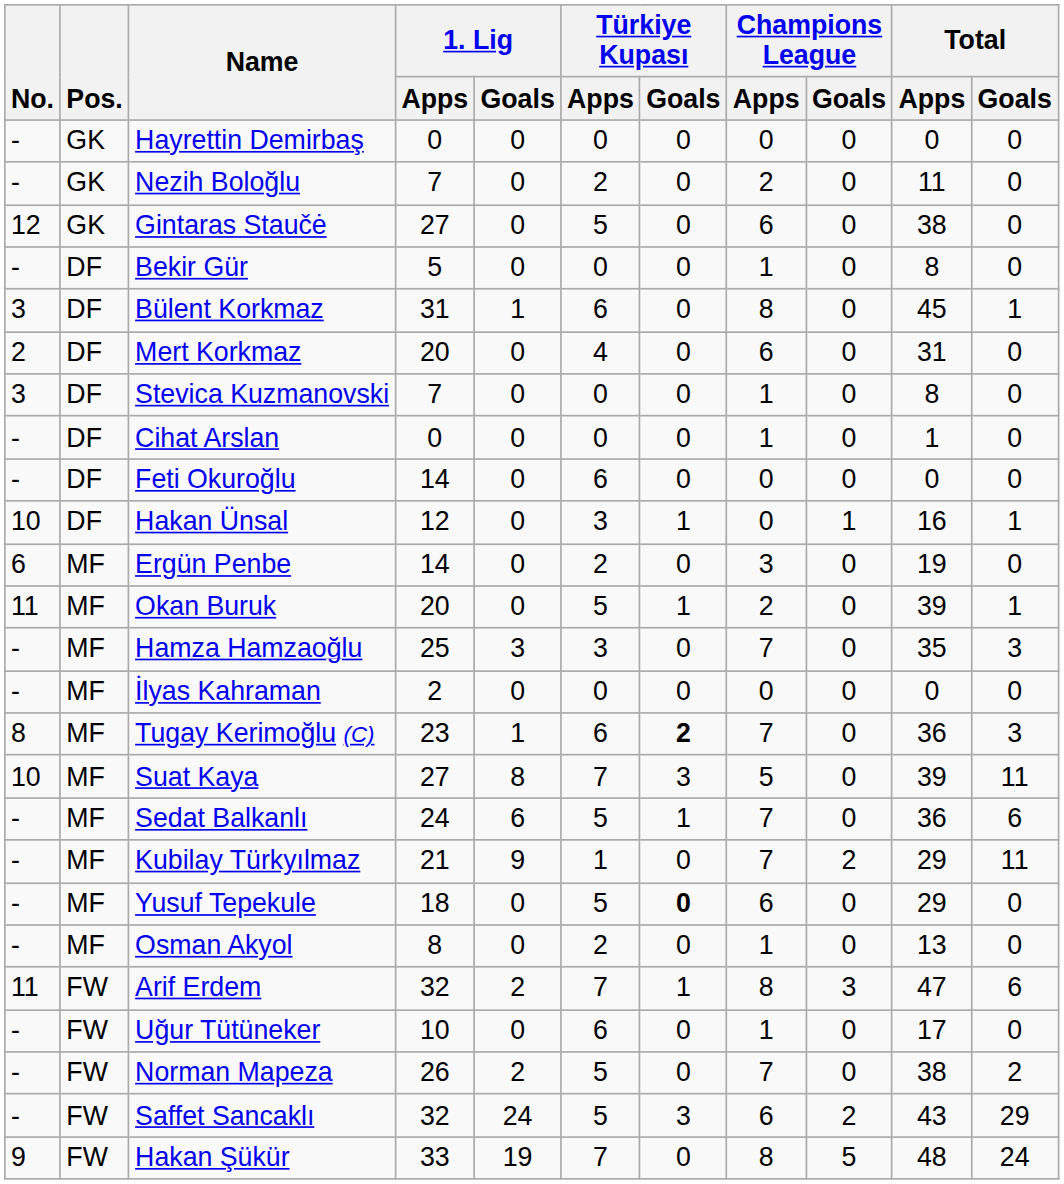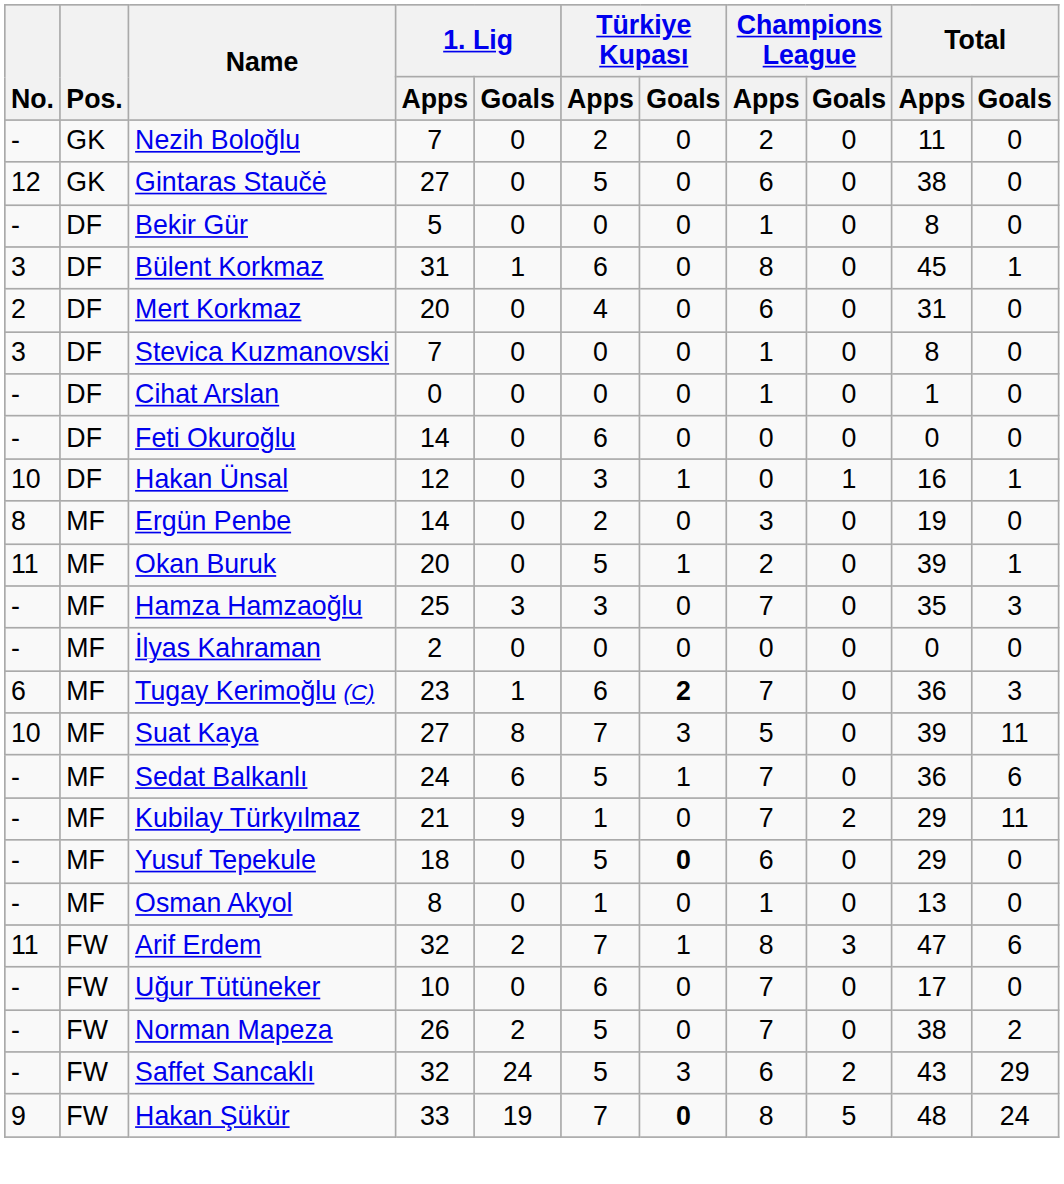- row: (249, 140)
(18, 564) 6 -> (18, 521) 8
(18, 733) 8 -> (18, 691) 6
(600, 945) 2 -> (600, 903) 1
(766, 1030) 1 -> (766, 988) 7
(683, 1157) normal -> (683, 1115) bold
